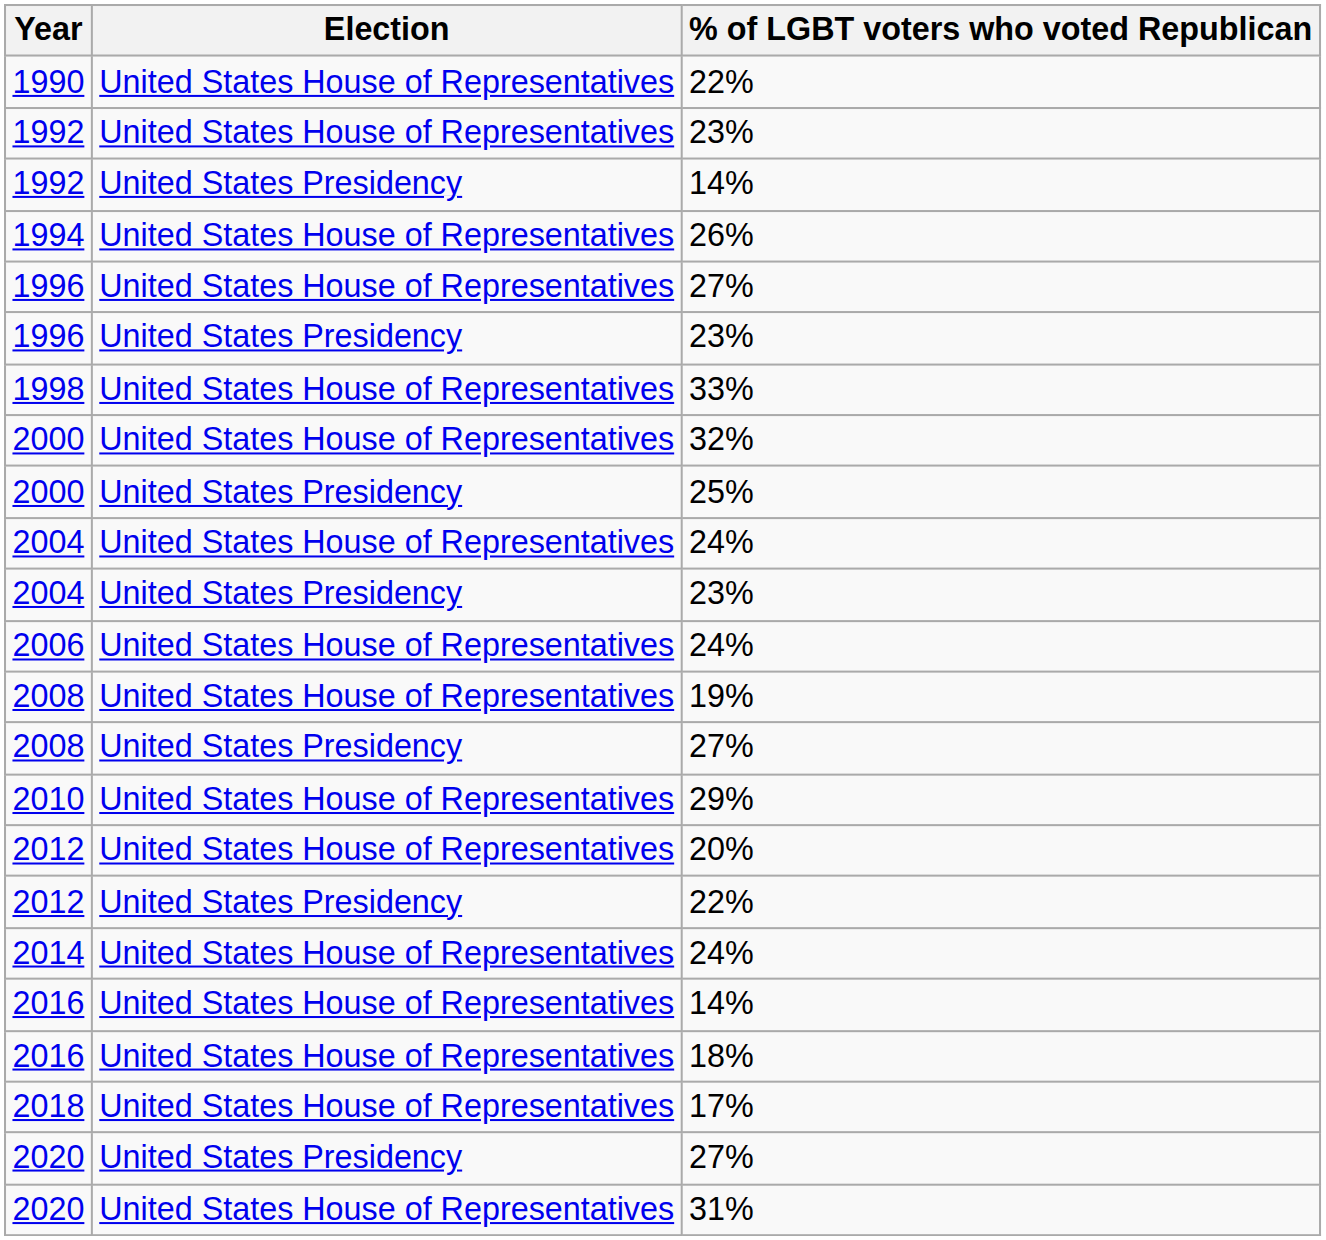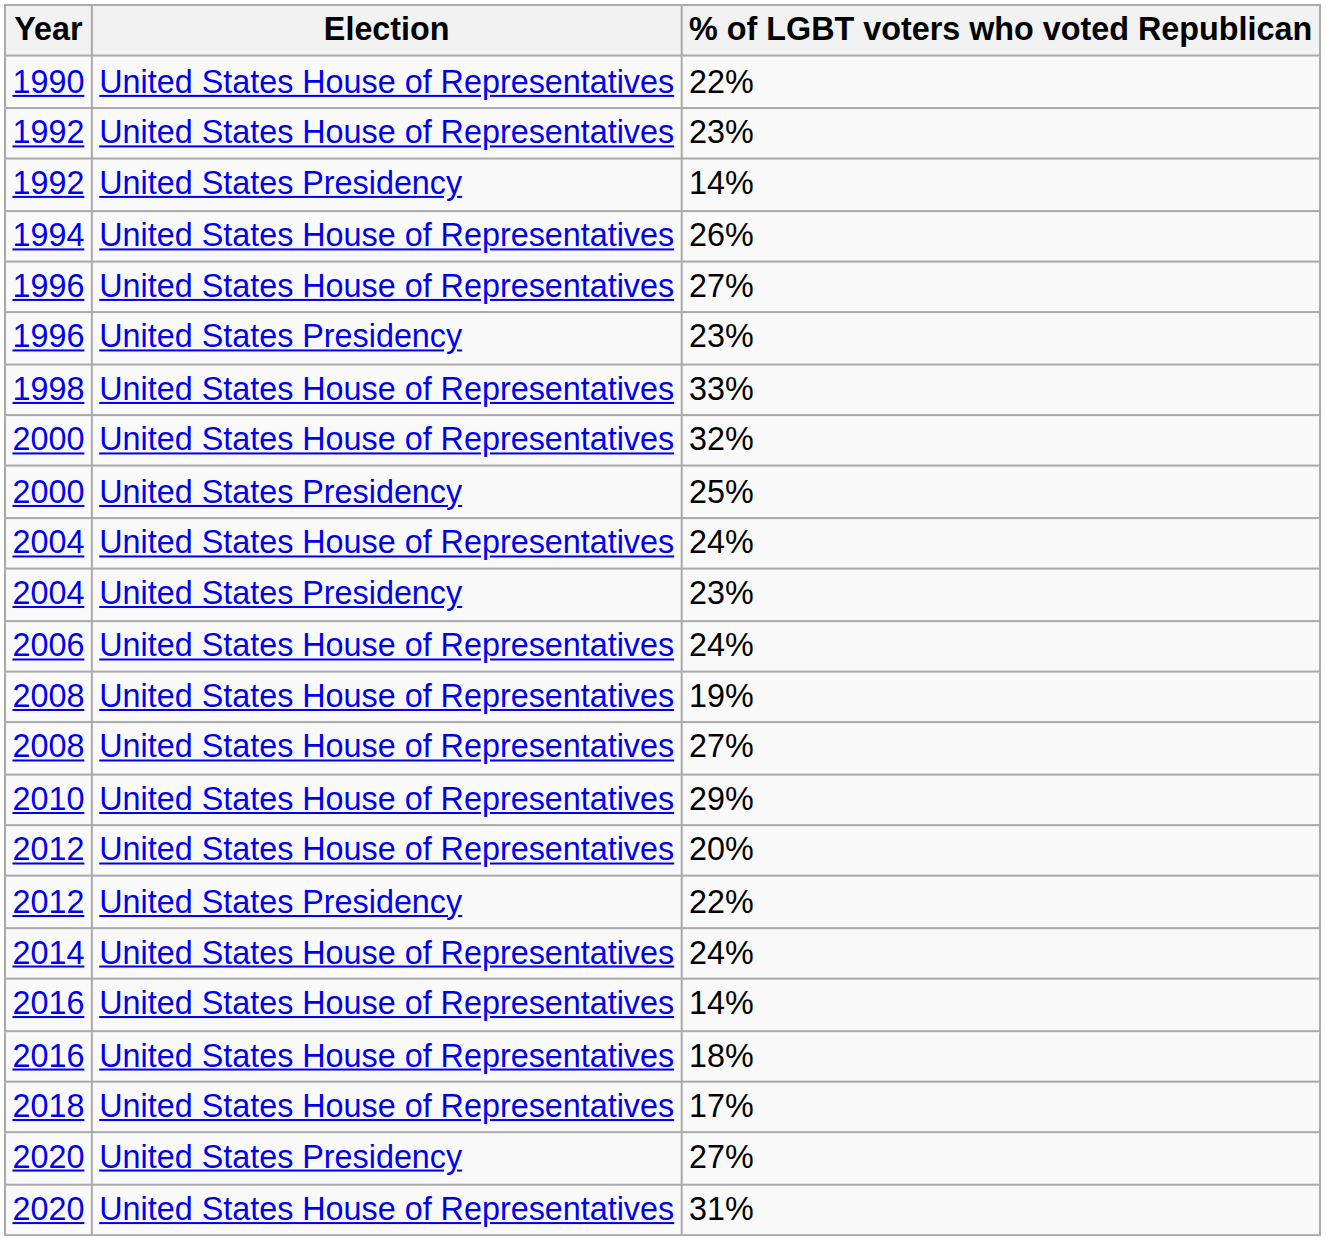(281, 747) United States Presidency -> (387, 747) United States House of Representatives
